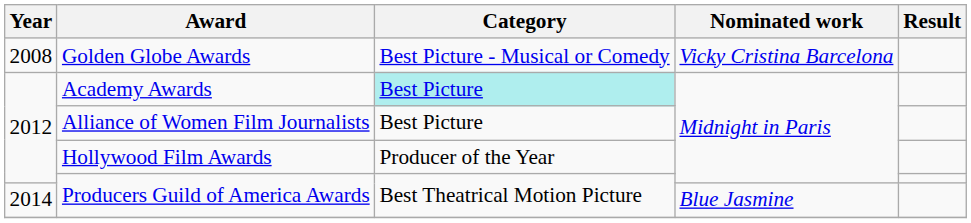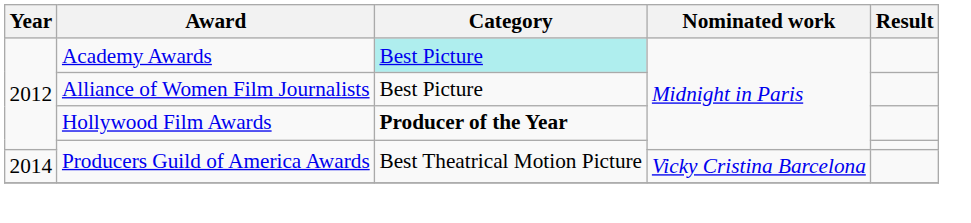- row: (31, 55)
(467, 156) normal -> (474, 122) bold
(736, 199) Blue Jasmine -> (759, 166) Vicky Cristina Barcelona
